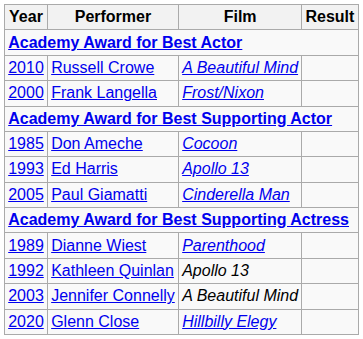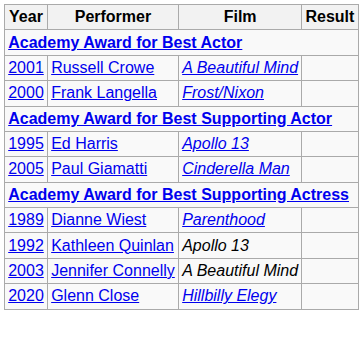(26, 67) 2010 -> (26, 67) 2001
- row: (97, 144)
(26, 169) 1993 -> (26, 144) 1995
